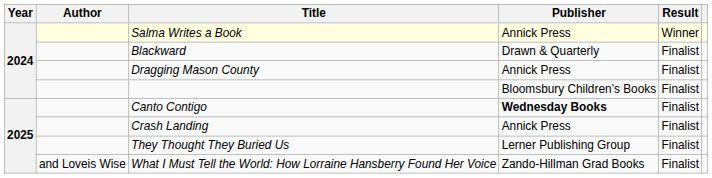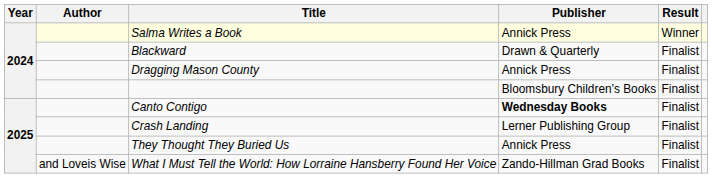(536, 126) Annick Press -> (566, 126) Lerner Publishing Group
(566, 145) Lerner Publishing Group -> (536, 145) Annick Press
